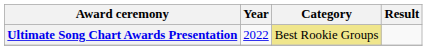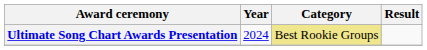(256, 34) 2022 -> (256, 34) 2024
